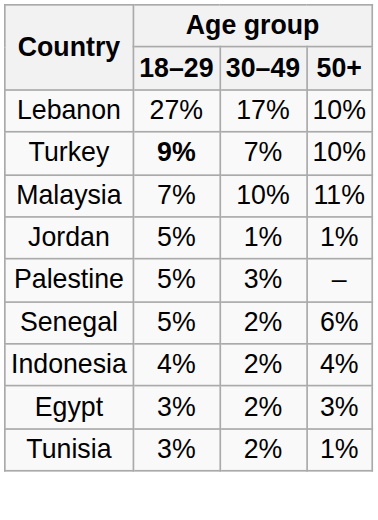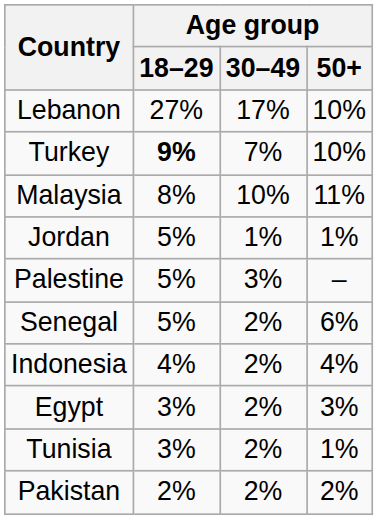(176, 195) 7% -> (176, 195) 8%
+ row: (69, 491)
